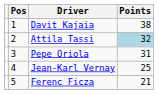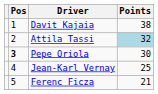(13, 54) normal -> (13, 54) bold
(146, 54) 31 -> (146, 54) 30
